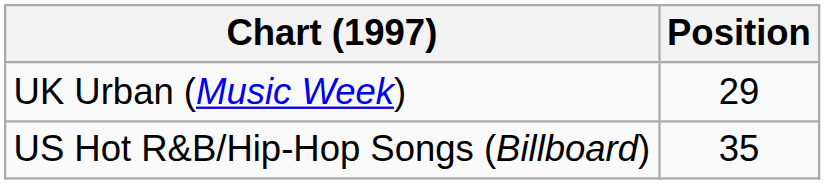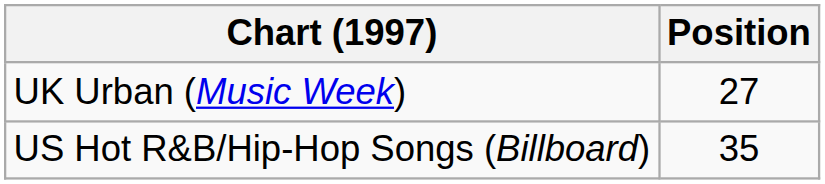(739, 91) 29 -> (739, 91) 27
